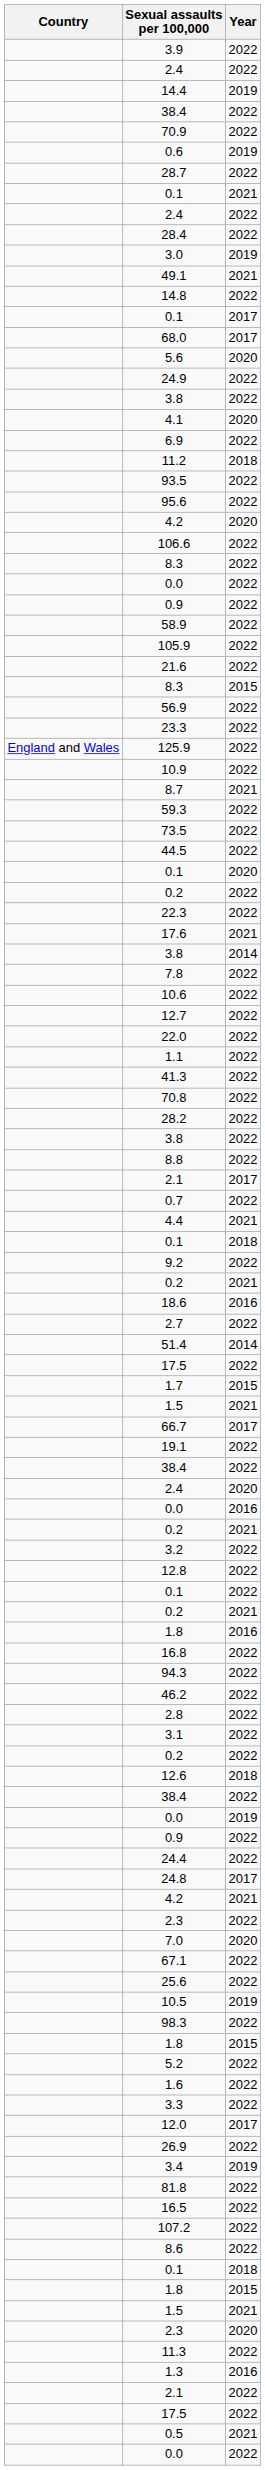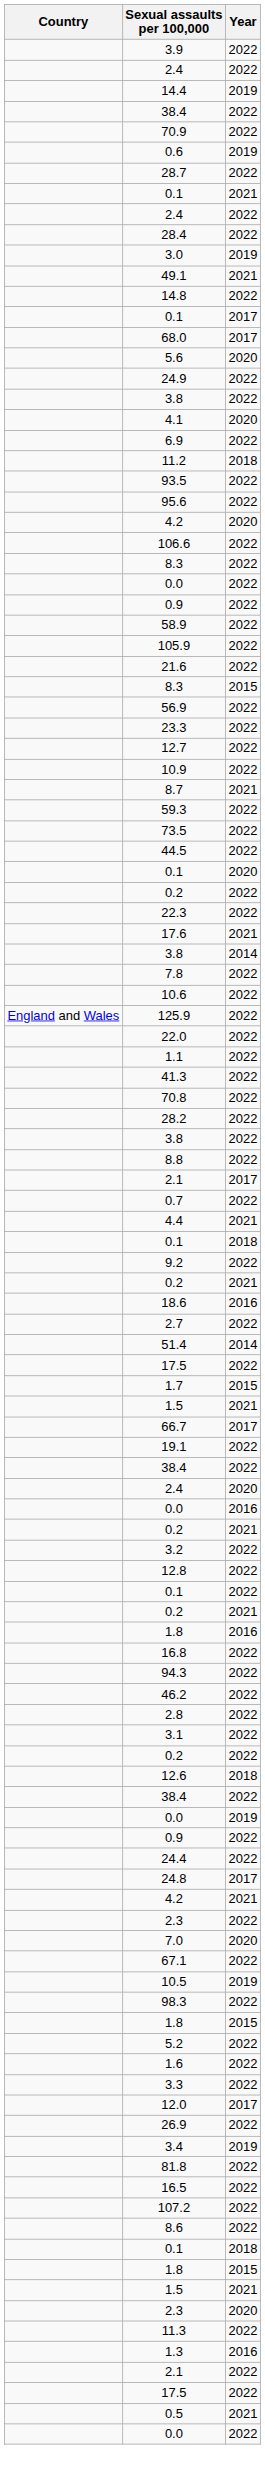rows swapped: (174, 748) <-> (174, 1015)
- row: (174, 1981)
